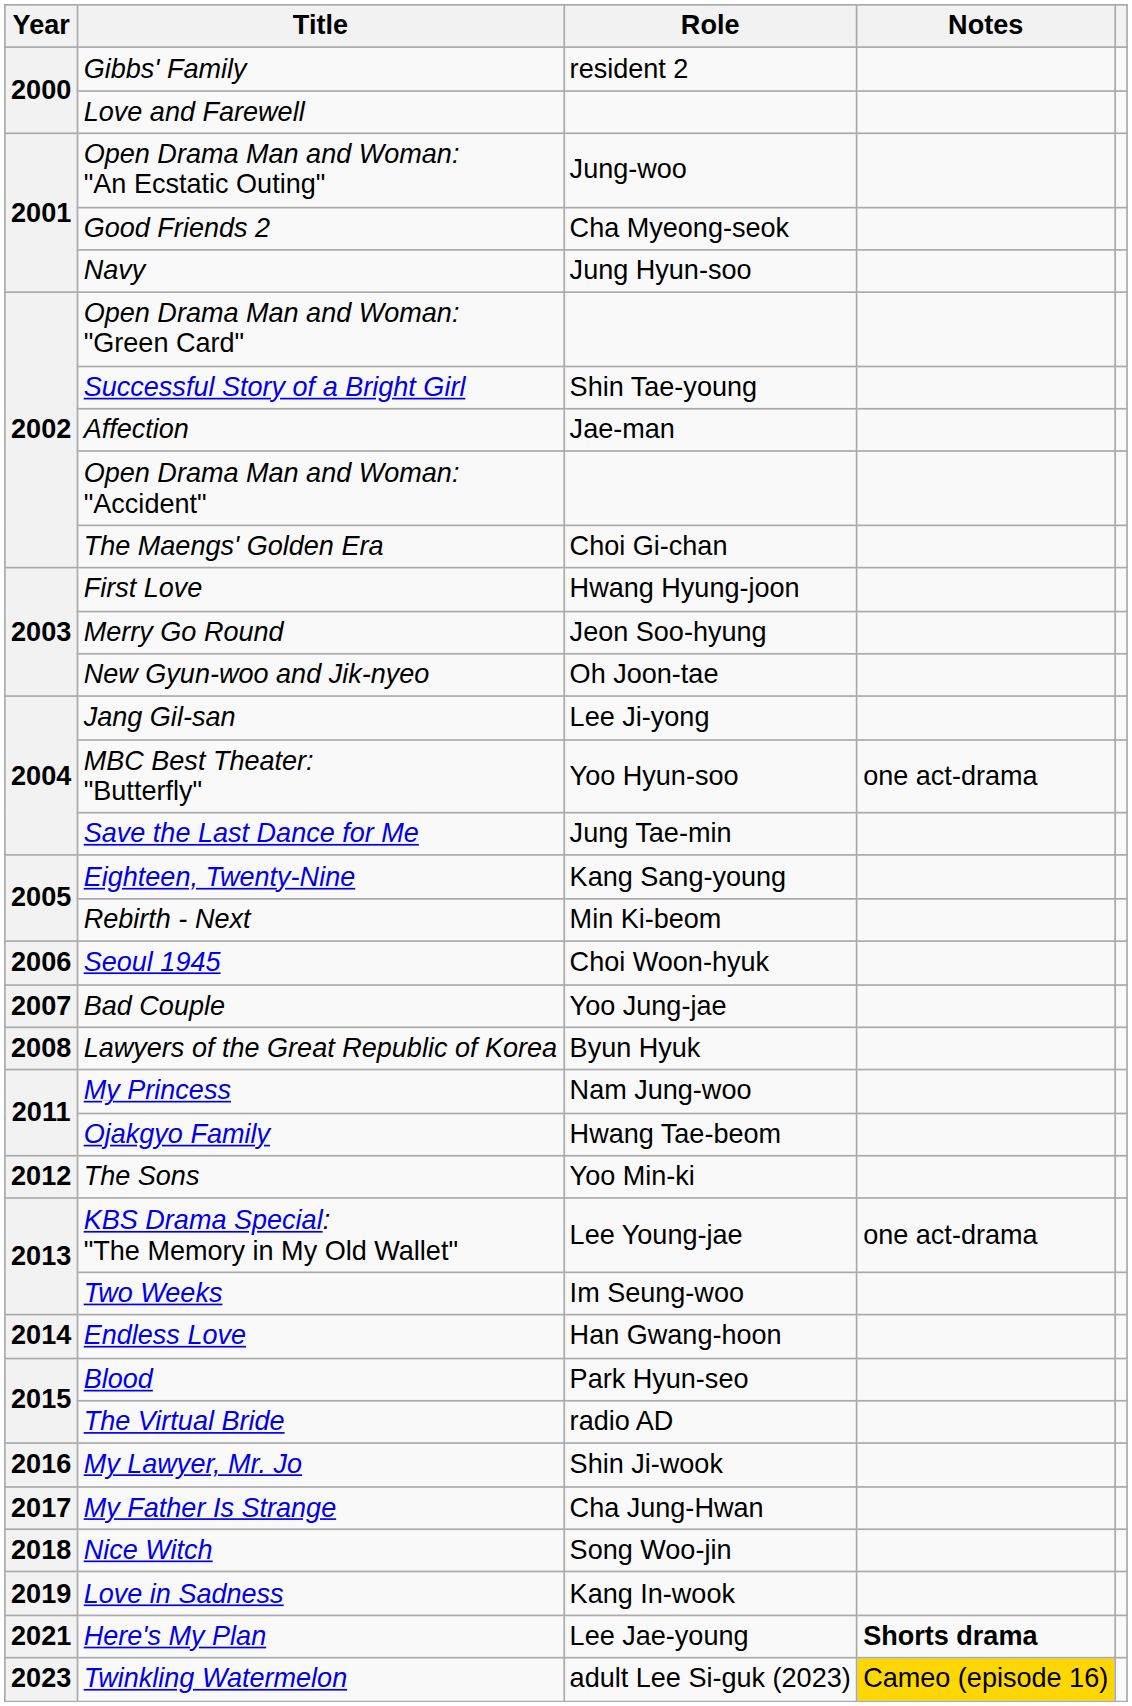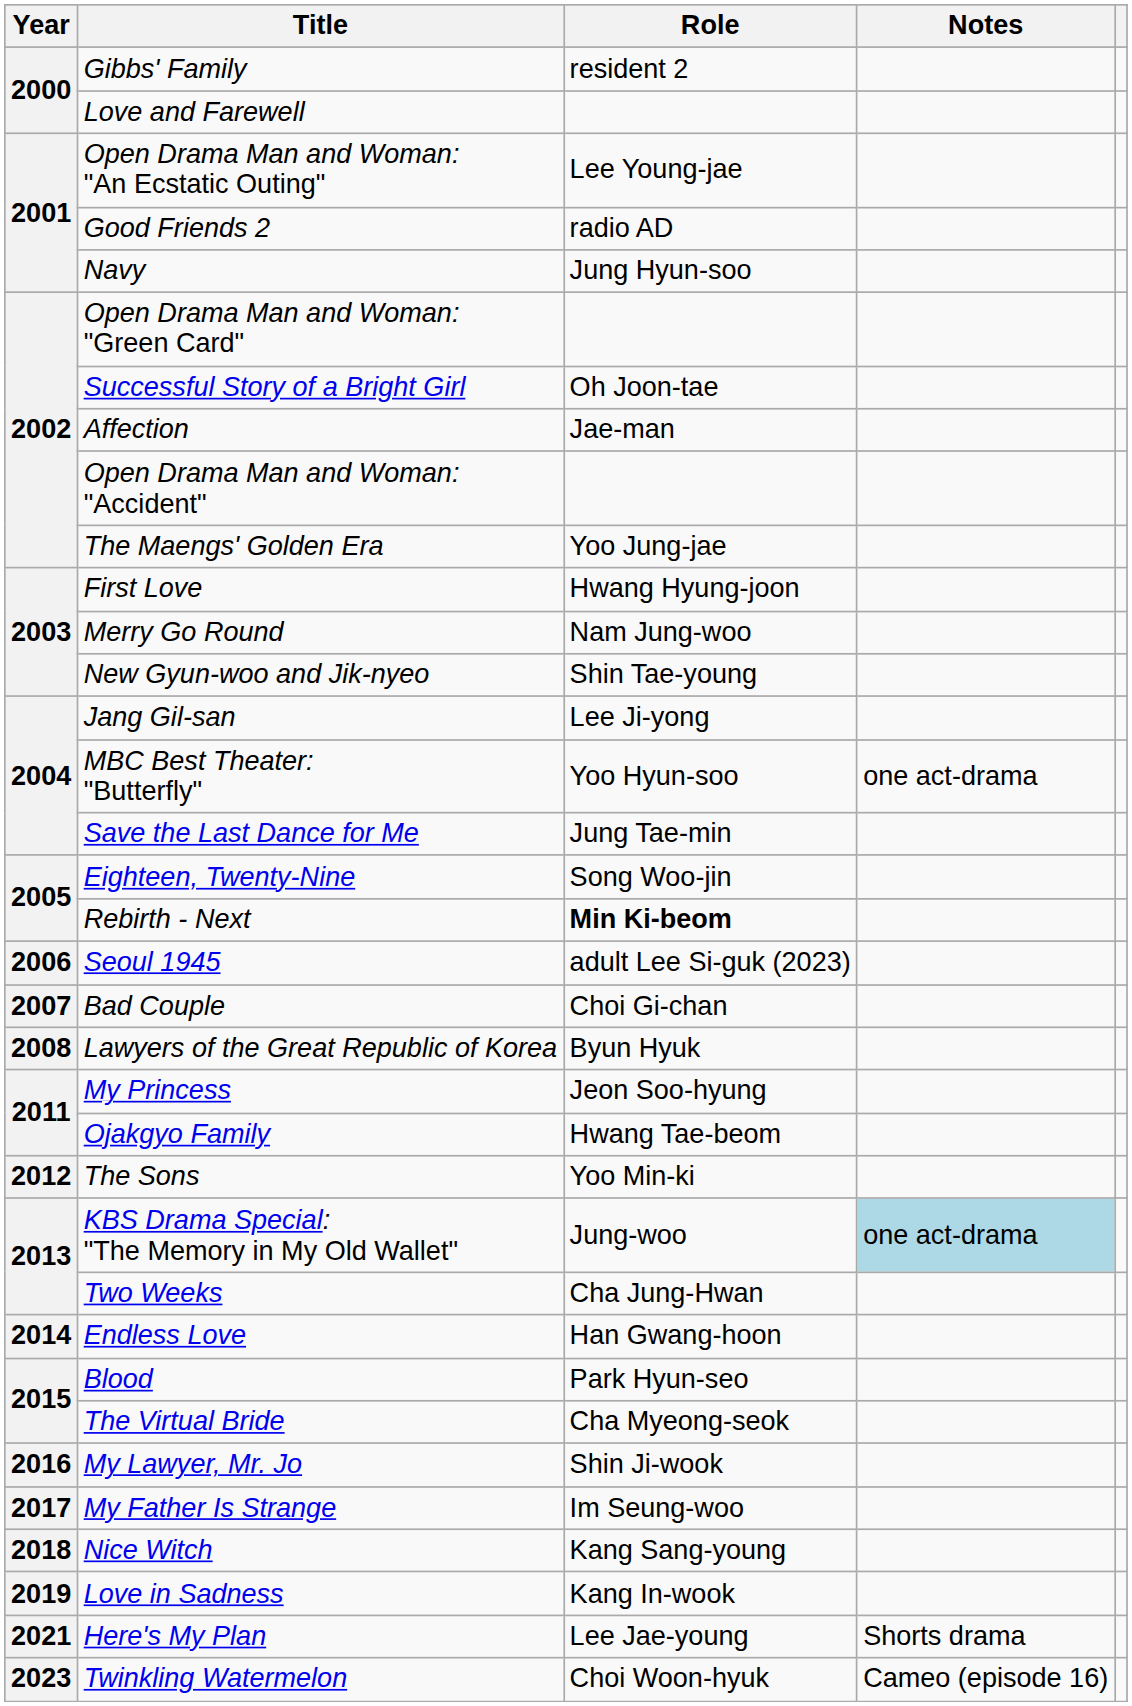(628, 169) Jung-woo -> (656, 169) Lee Young-jae
(679, 227) Cha Myeong-seok -> (621, 227) radio AD
(663, 386) Shin Tae-young -> (644, 386) Oh Joon-tae
(649, 546) Choi Gi-chan -> (648, 546) Yoo Jung-jae
(668, 631) Jeon Soo-hyung -> (661, 631) Nam Jung-woo
(644, 674) Oh Joon-tae -> (663, 674) Shin Tae-young
(678, 876) Kang Sang-young -> (651, 876) Song Woo-jin
(646, 919) normal -> (651, 919) bold
(669, 962) Choi Woon-hyuk -> (710, 962) adult Lee Si-guk (2023)
(648, 1005) Yoo Jung-jae -> (649, 1005) Choi Gi-chan
(661, 1091) Nam Jung-woo -> (668, 1091) Jeon Soo-hyung
(656, 1234) Lee Young-jae -> (628, 1234) Jung-woo
(950, 1234) no background -> (950, 1234) lightblue background
(657, 1293) Im Seung-woo -> (667, 1293) Cha Jung-Hwan
(621, 1421) radio AD -> (679, 1421) Cha Myeong-seok
(667, 1507) Cha Jung-Hwan -> (657, 1507) Im Seung-woo
(651, 1550) Song Woo-jin -> (678, 1550) Kang Sang-young
(950, 1636) bold -> (944, 1636) normal
(710, 1678) adult Lee Si-guk (2023) -> (669, 1678) Choi Woon-hyuk
(986, 1678) gold background -> (986, 1678) no background
